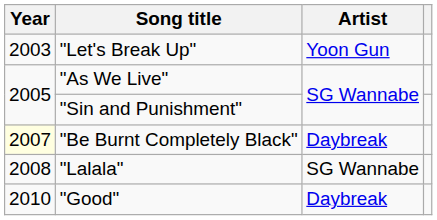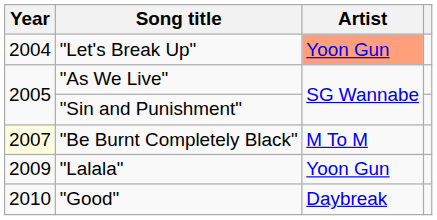(30, 49) 2003 -> (30, 49) 2004
(348, 49) no background -> (348, 49) lightsalmon background
(347, 139) Daybreak -> (337, 139) M To M
(30, 169) 2008 -> (30, 169) 2009
(363, 169) SG Wannabe -> (348, 169) Yoon Gun
